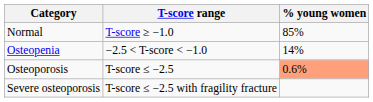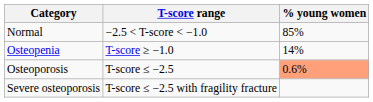(140, 32) T-score ≥ −1.0 -> (156, 32) −2.5 < T-score < −1.0
(156, 50) −2.5 < T-score < −1.0 -> (140, 50) T-score ≥ −1.0
